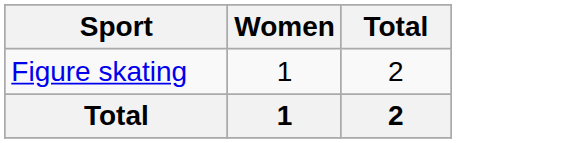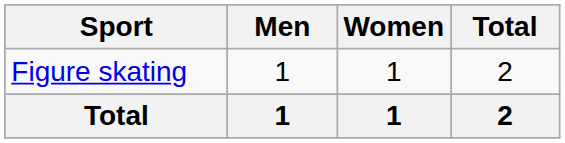+ column: (282, 26)
